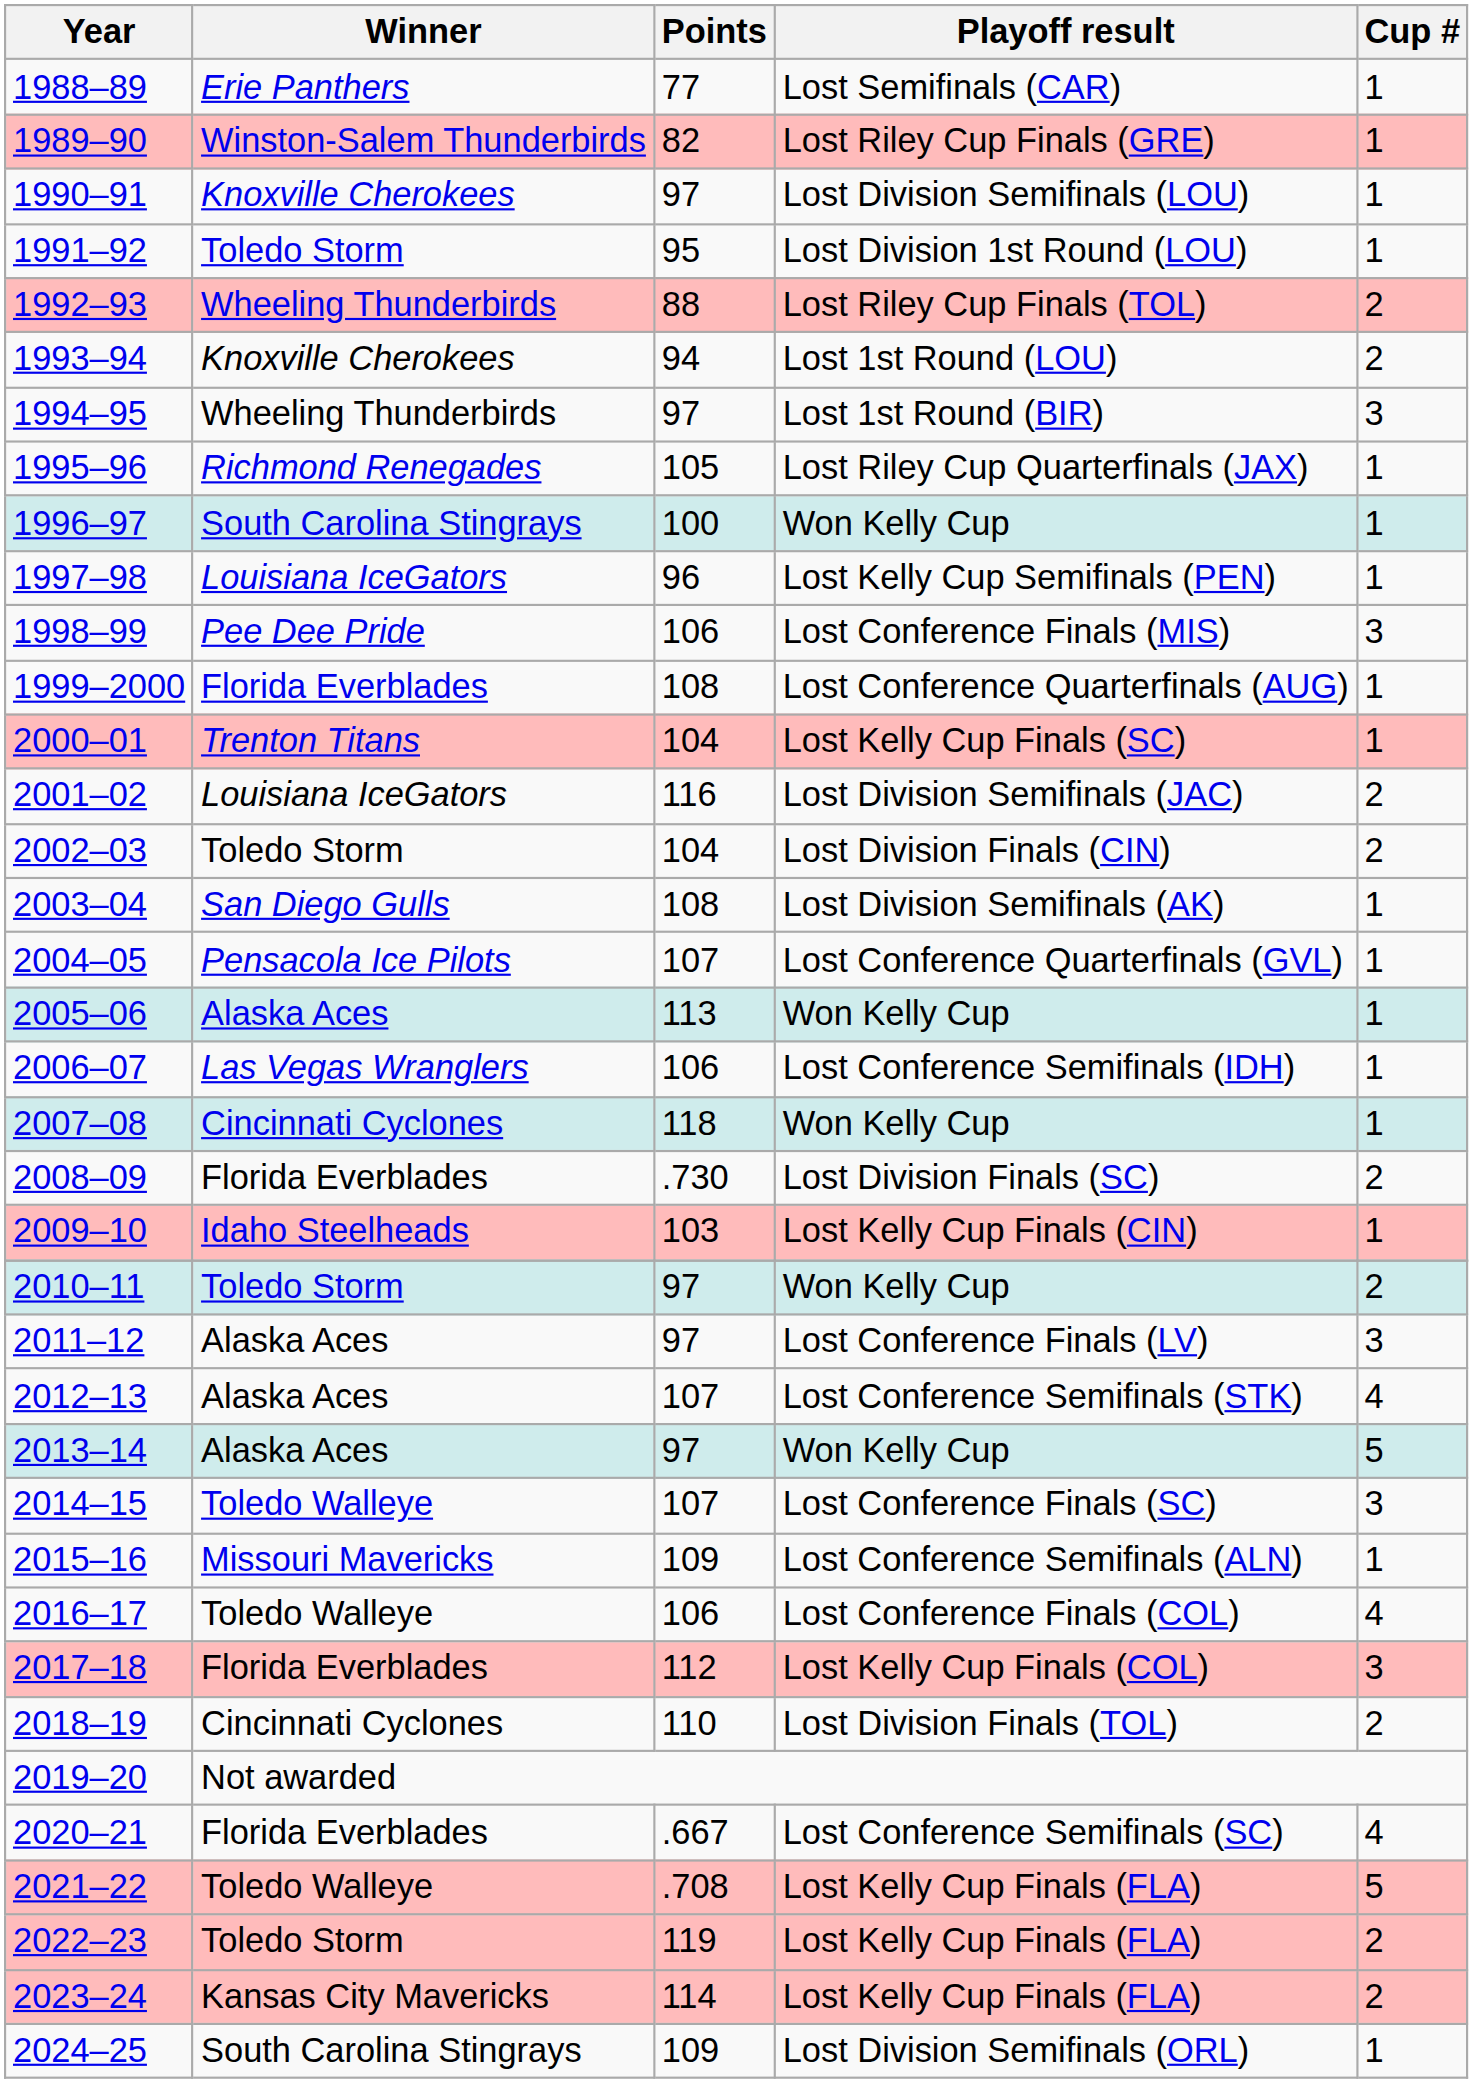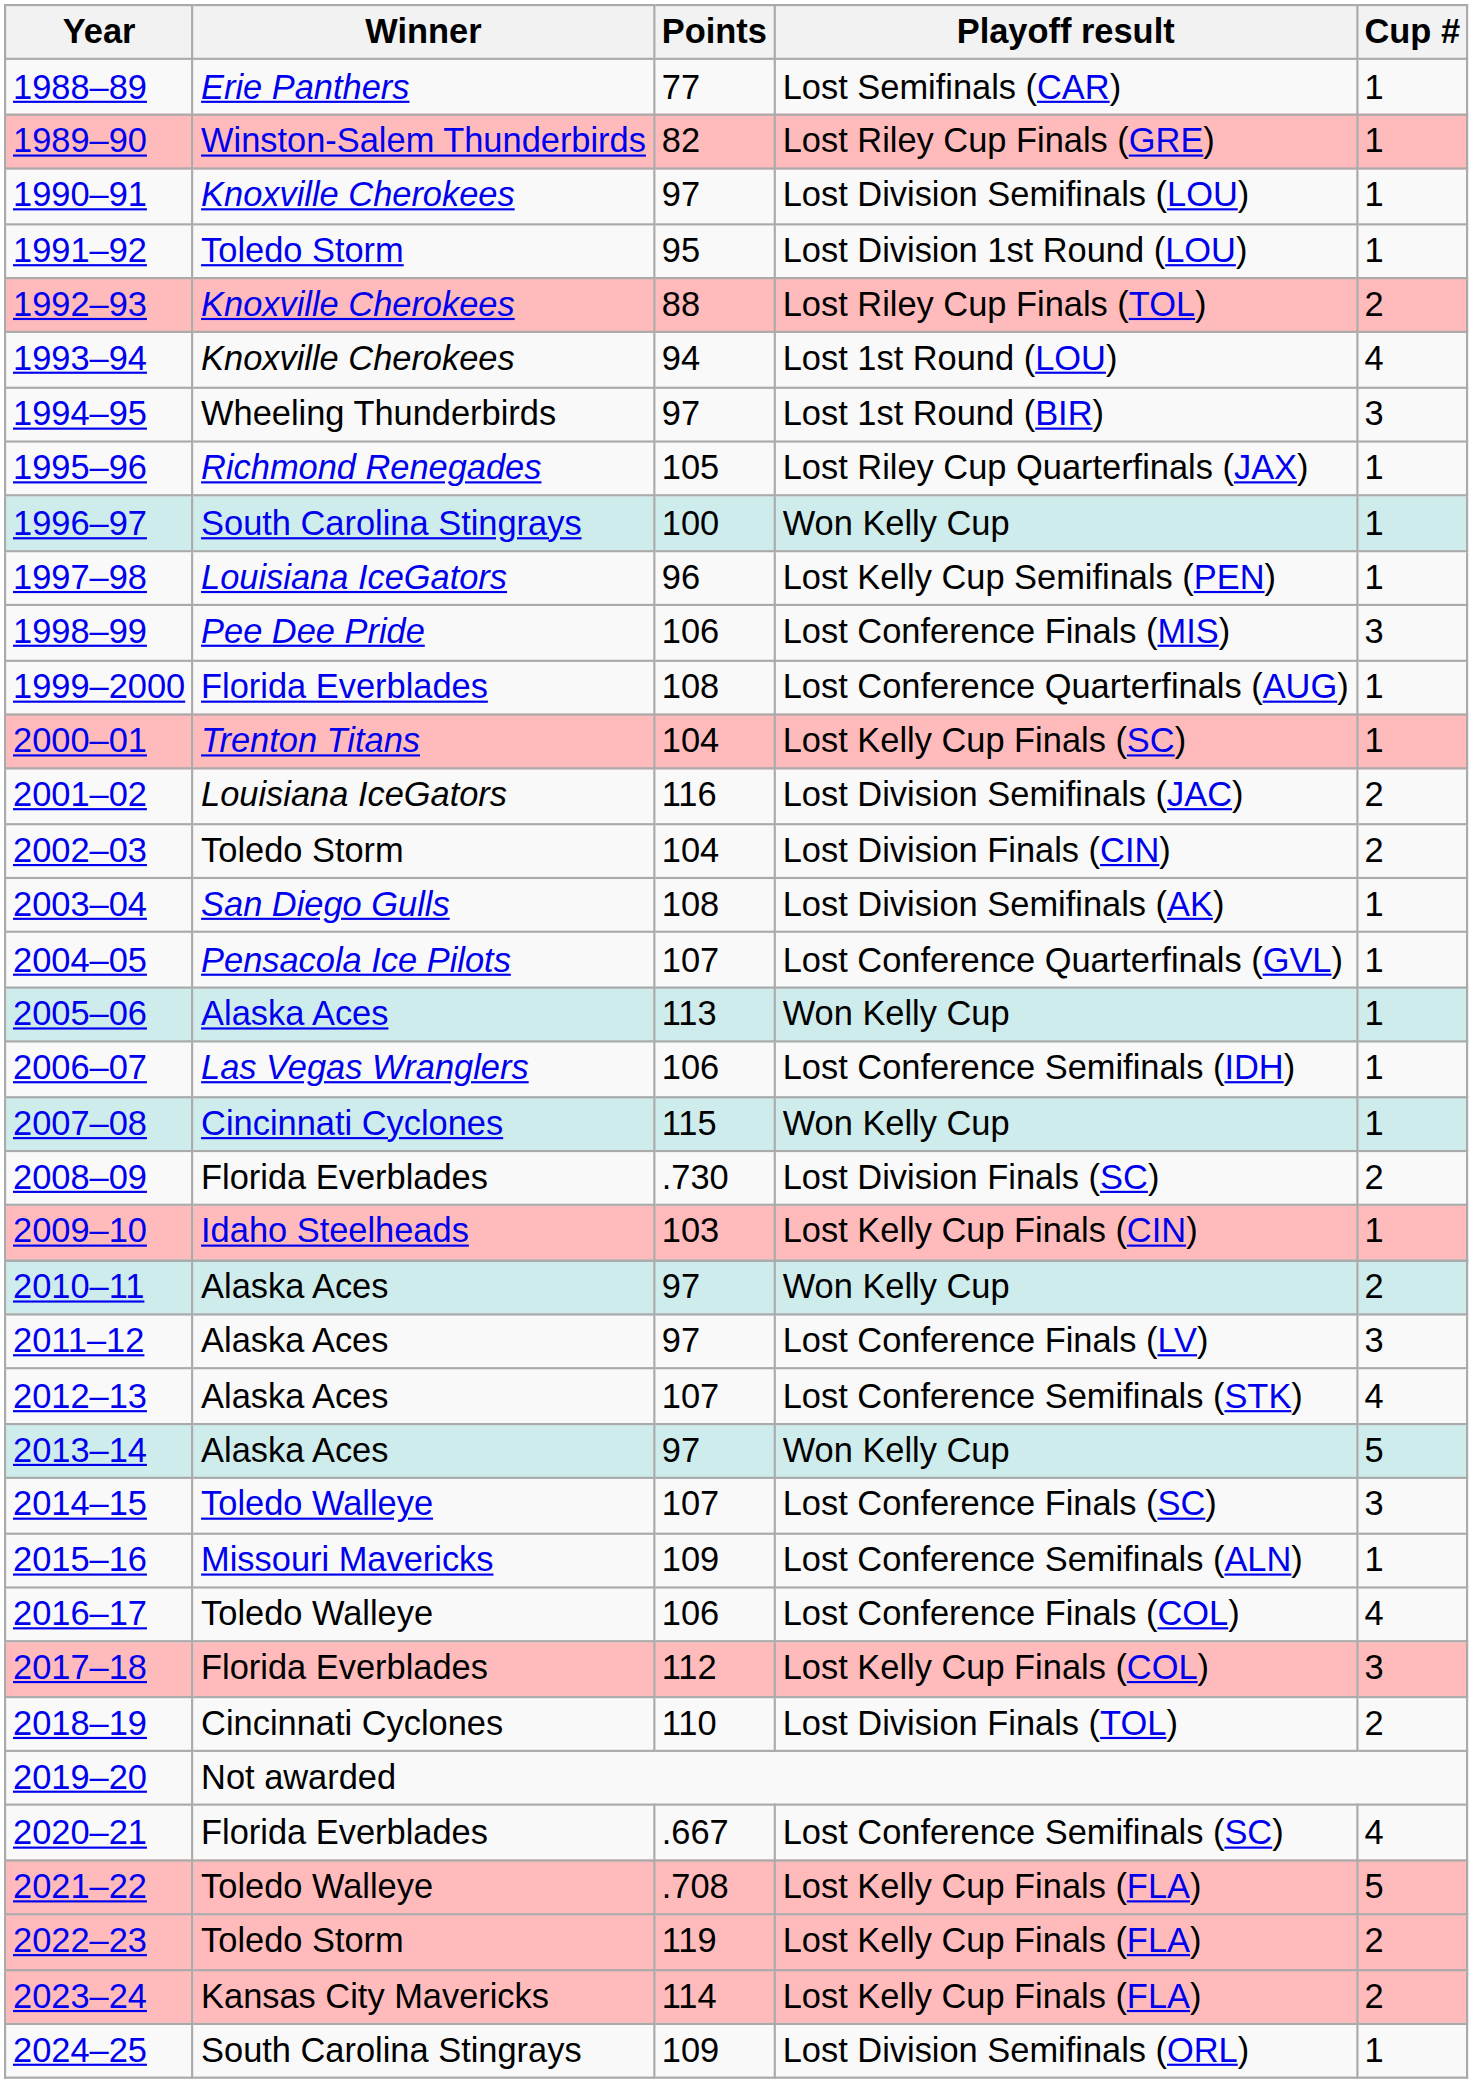(379, 304) Wheeling Thunderbirds -> (358, 304) Knoxville Cherokees
(1374, 359) 2 -> (1374, 359) 4
(689, 1122) 118 -> (689, 1122) 115
(302, 1286) Toledo Storm -> (295, 1286) Alaska Aces
